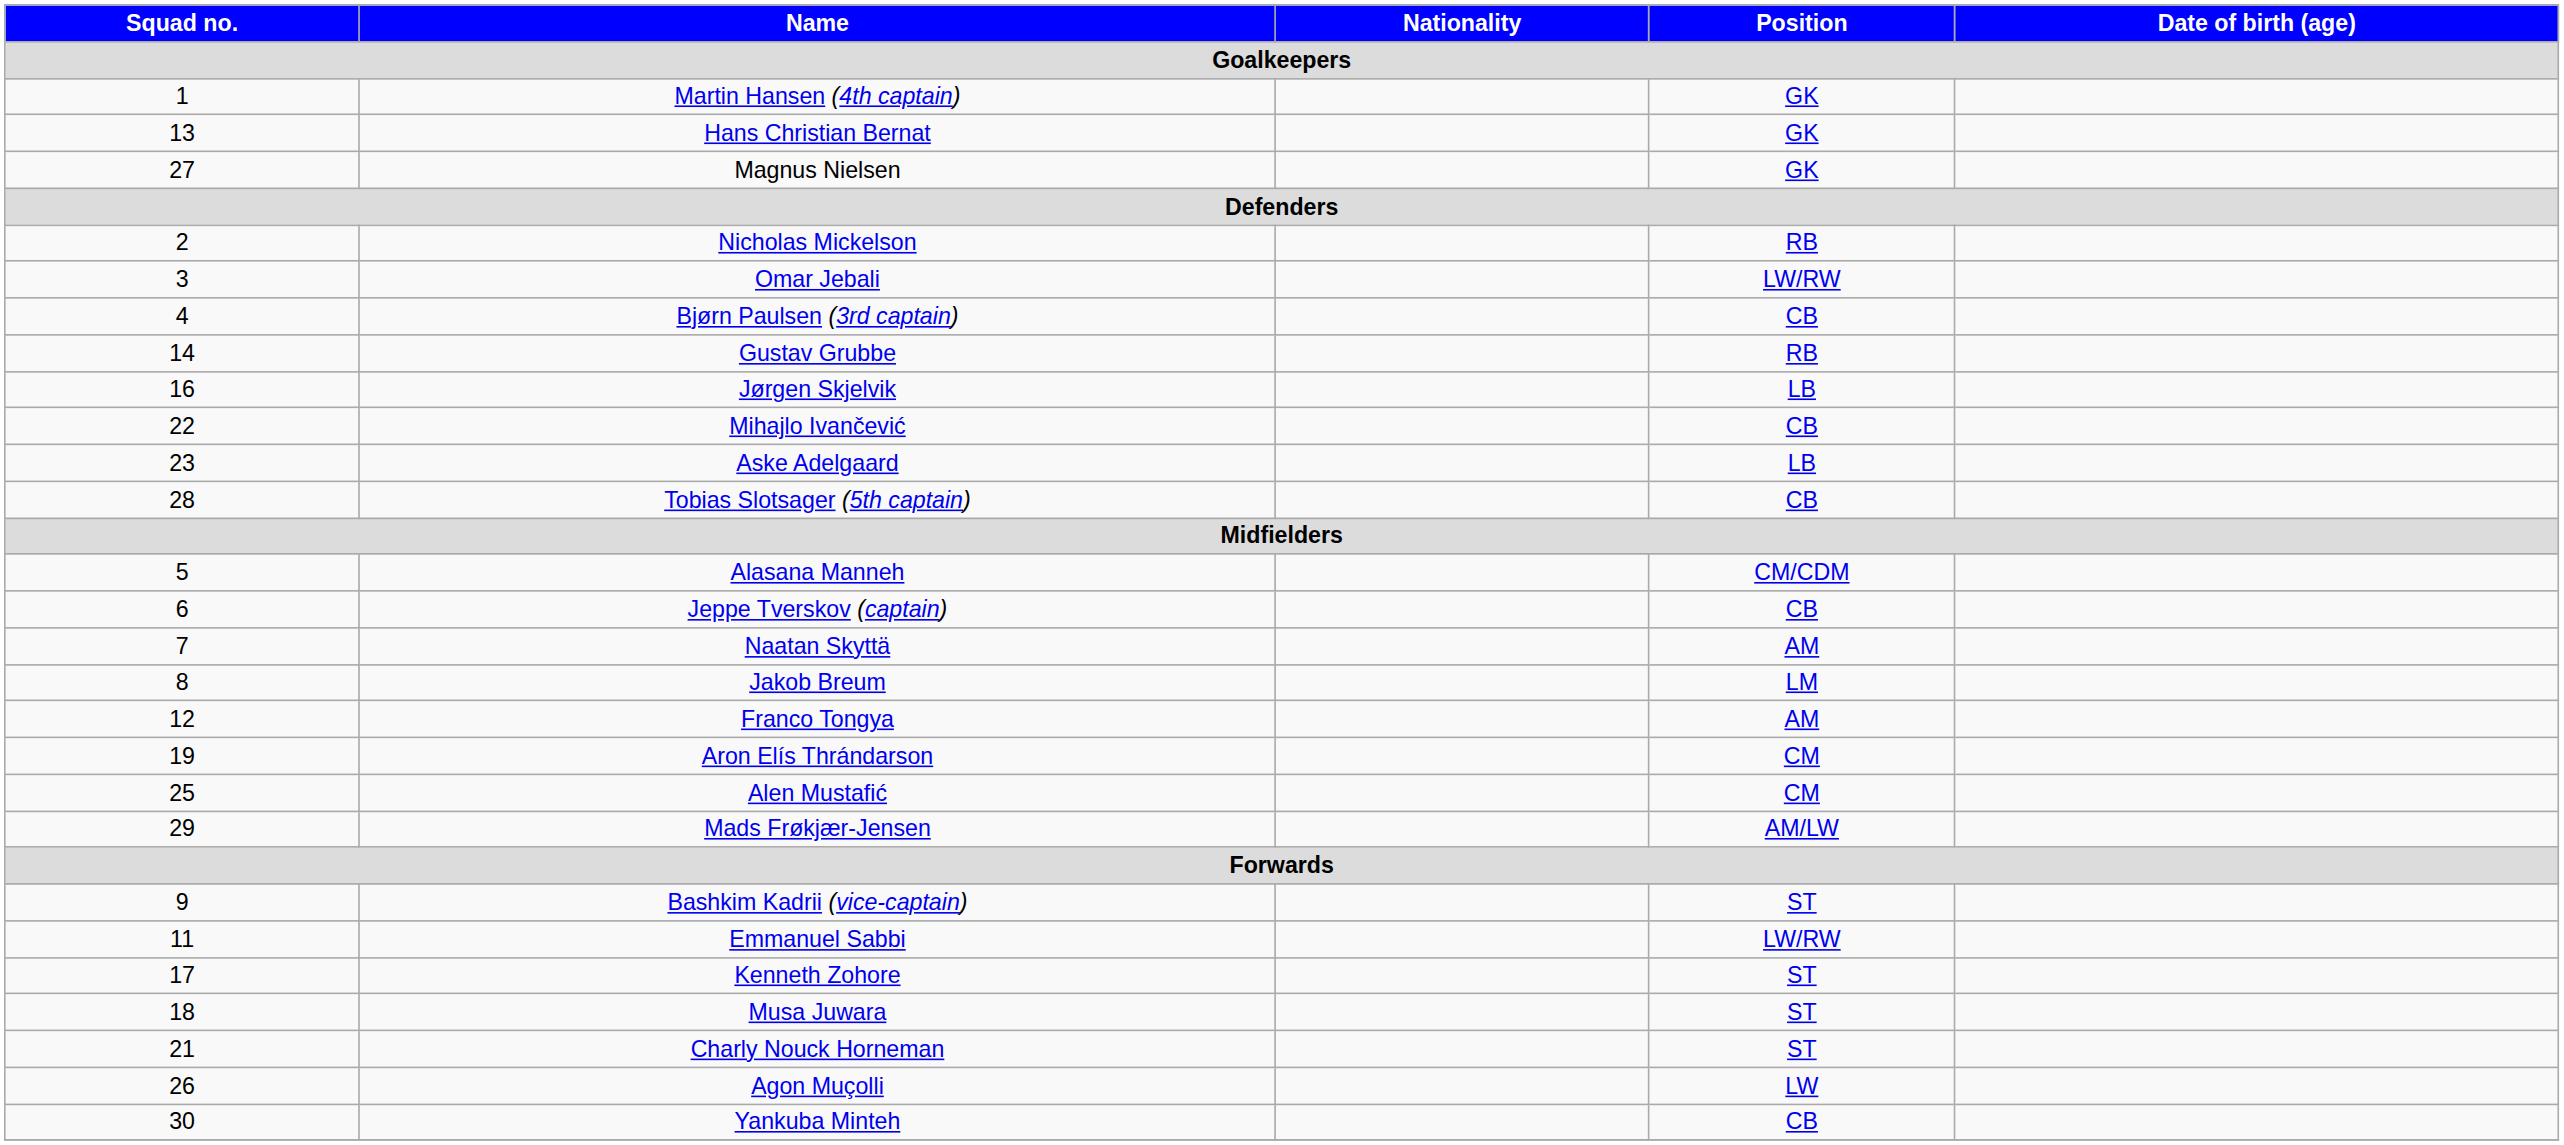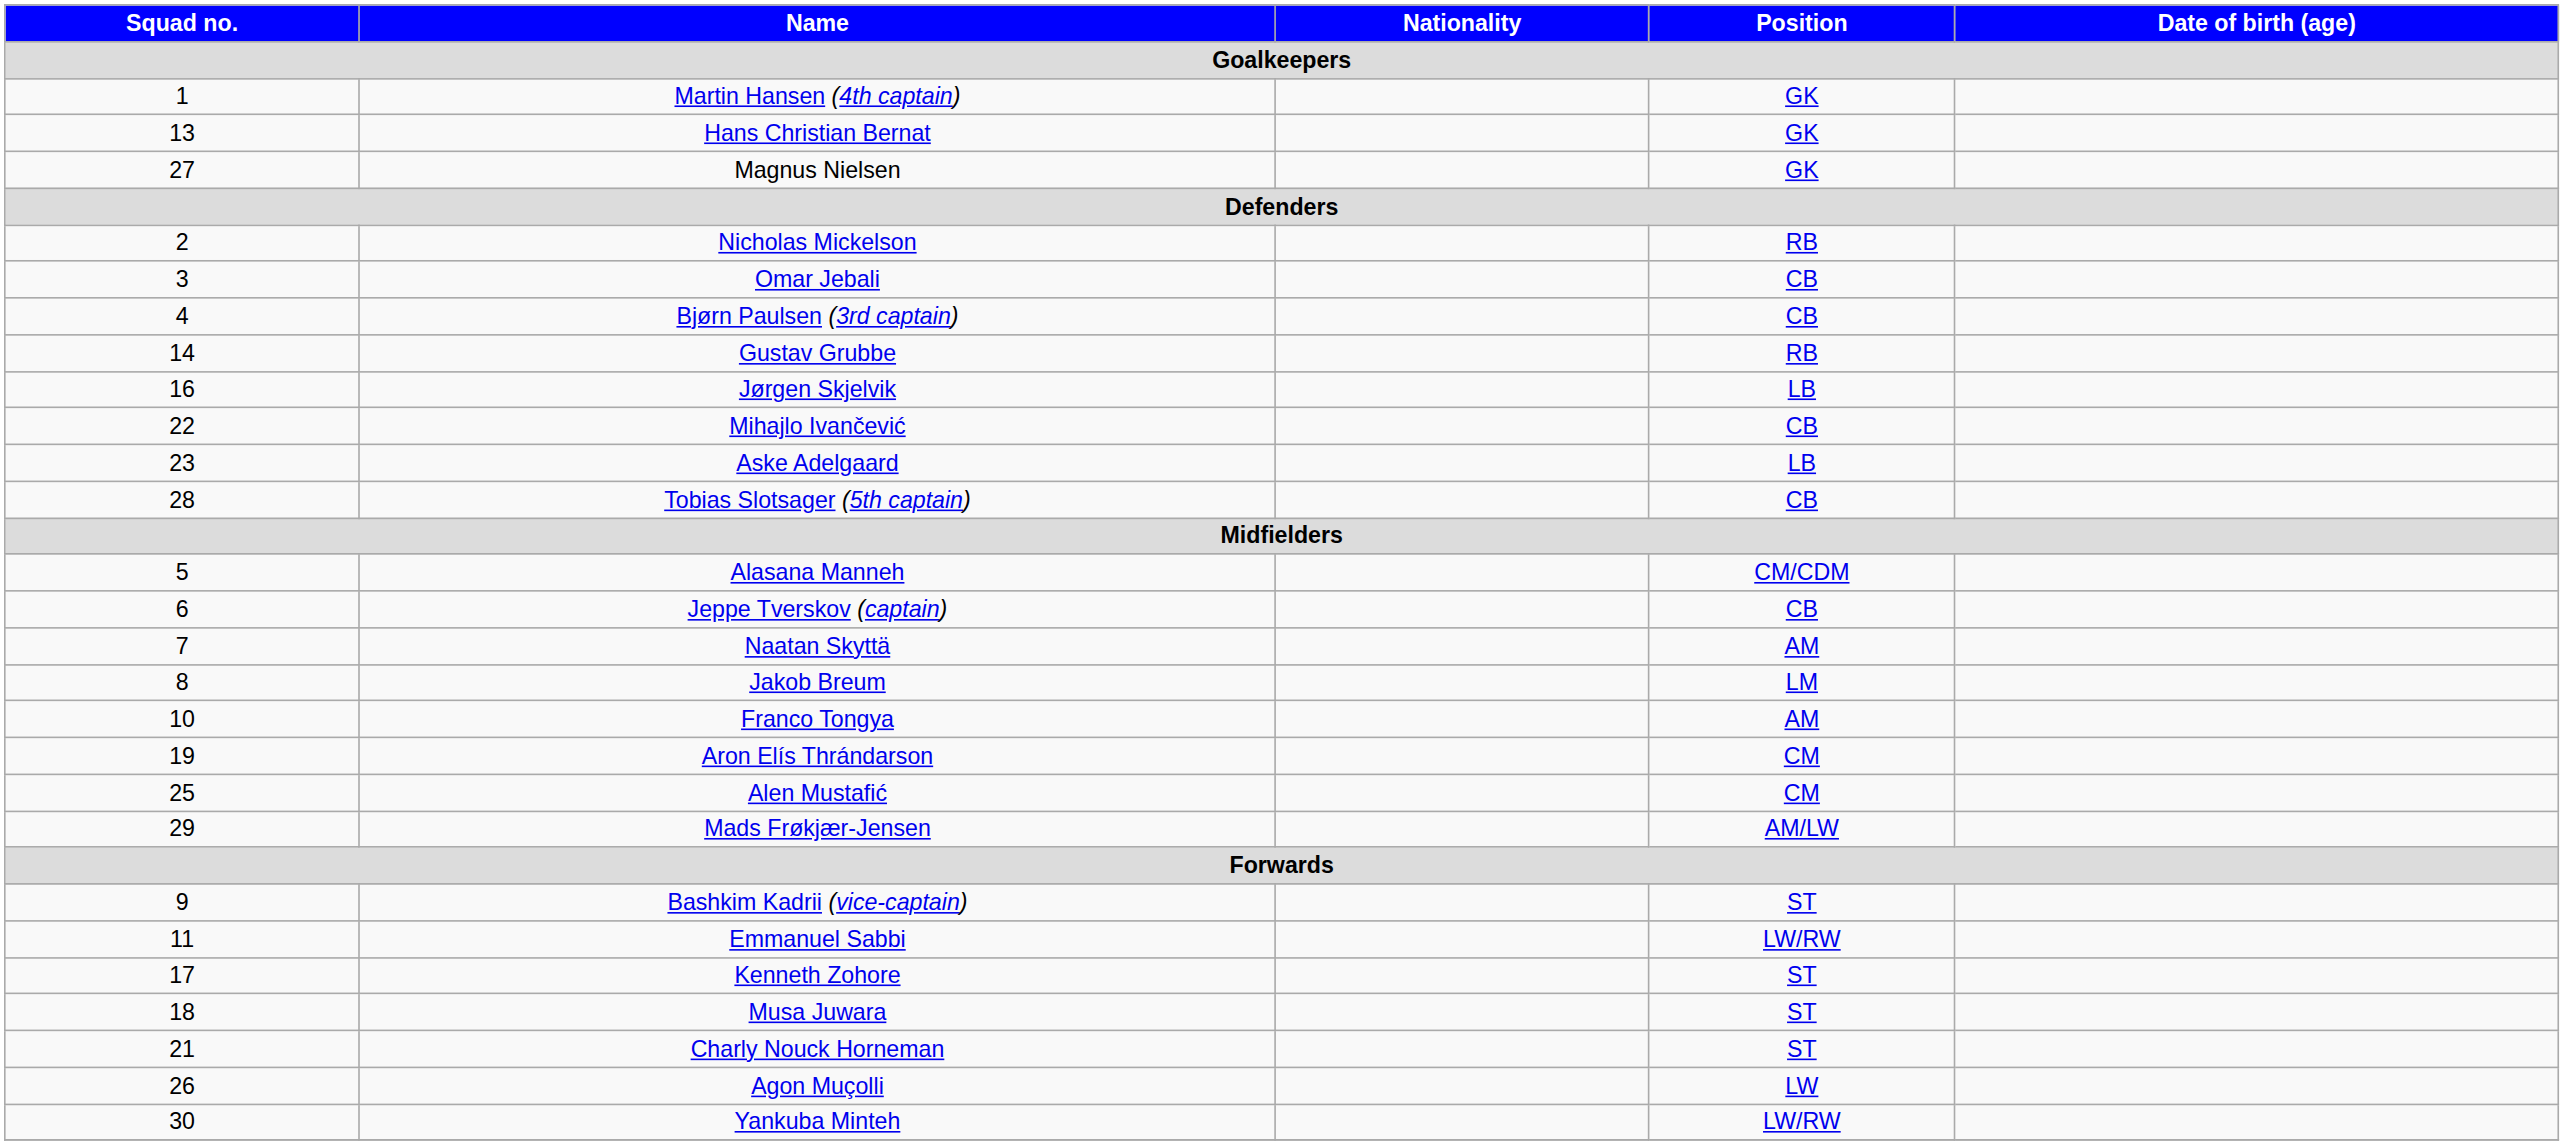(1802, 280) LW/RW -> (1802, 280) CB
(182, 719) 12 -> (182, 719) 10
(1802, 1122) CB -> (1802, 1122) LW/RW
